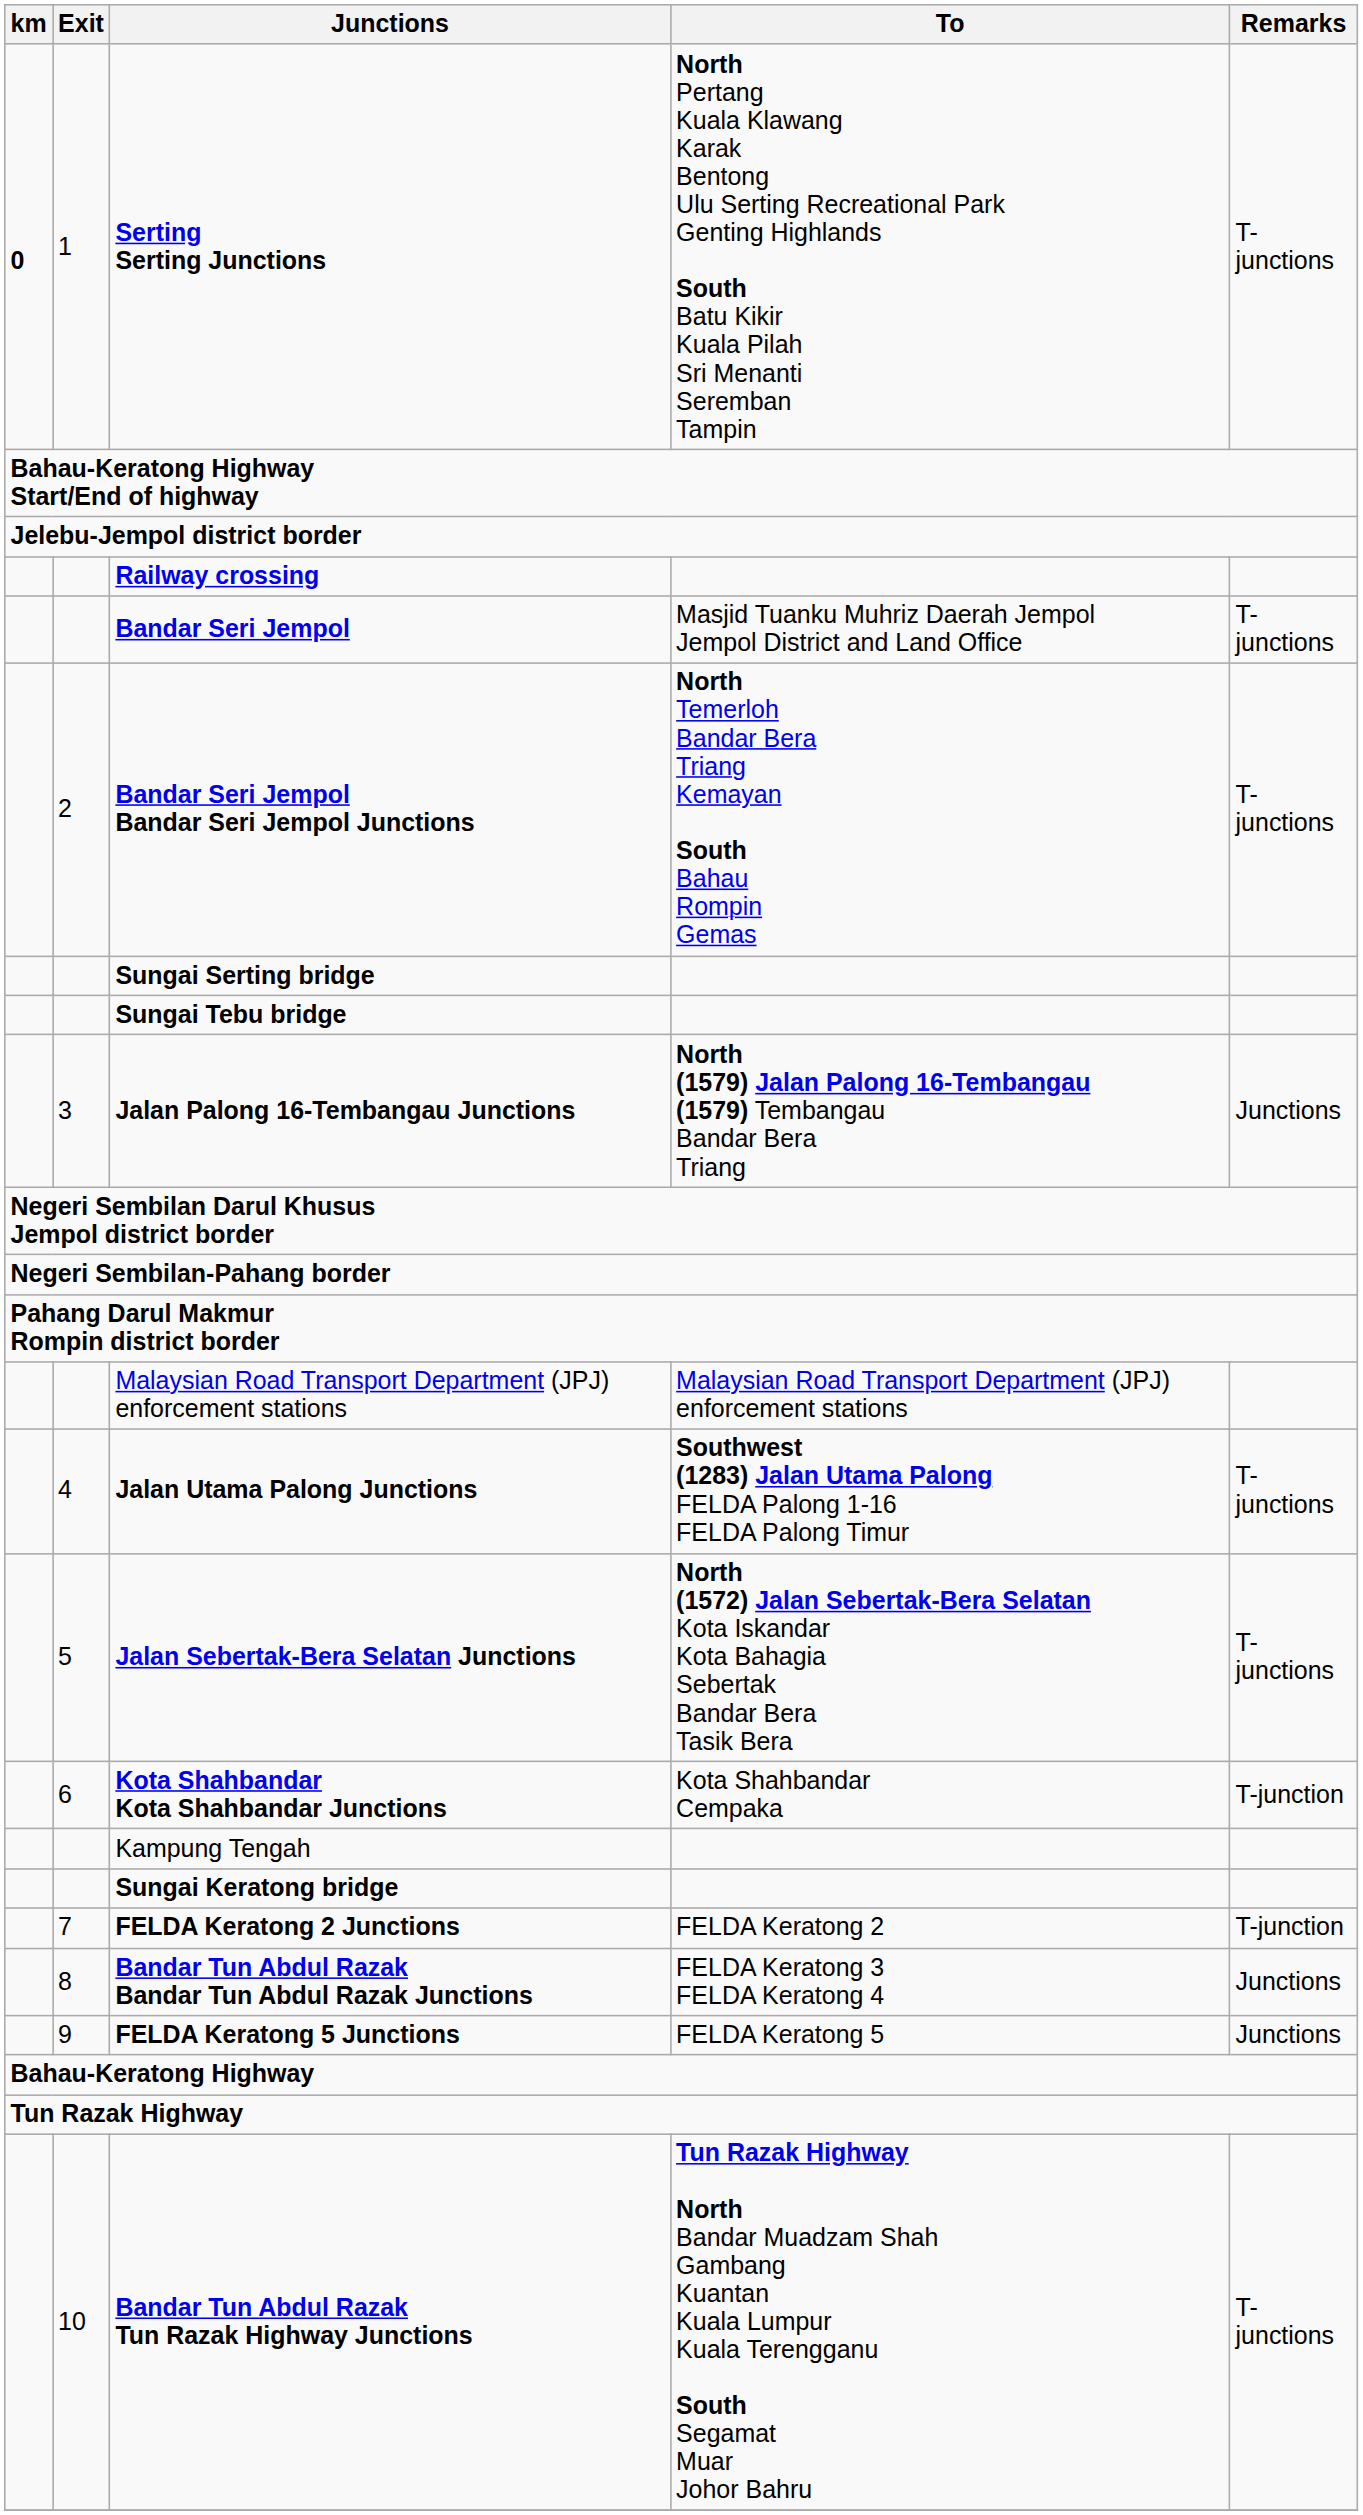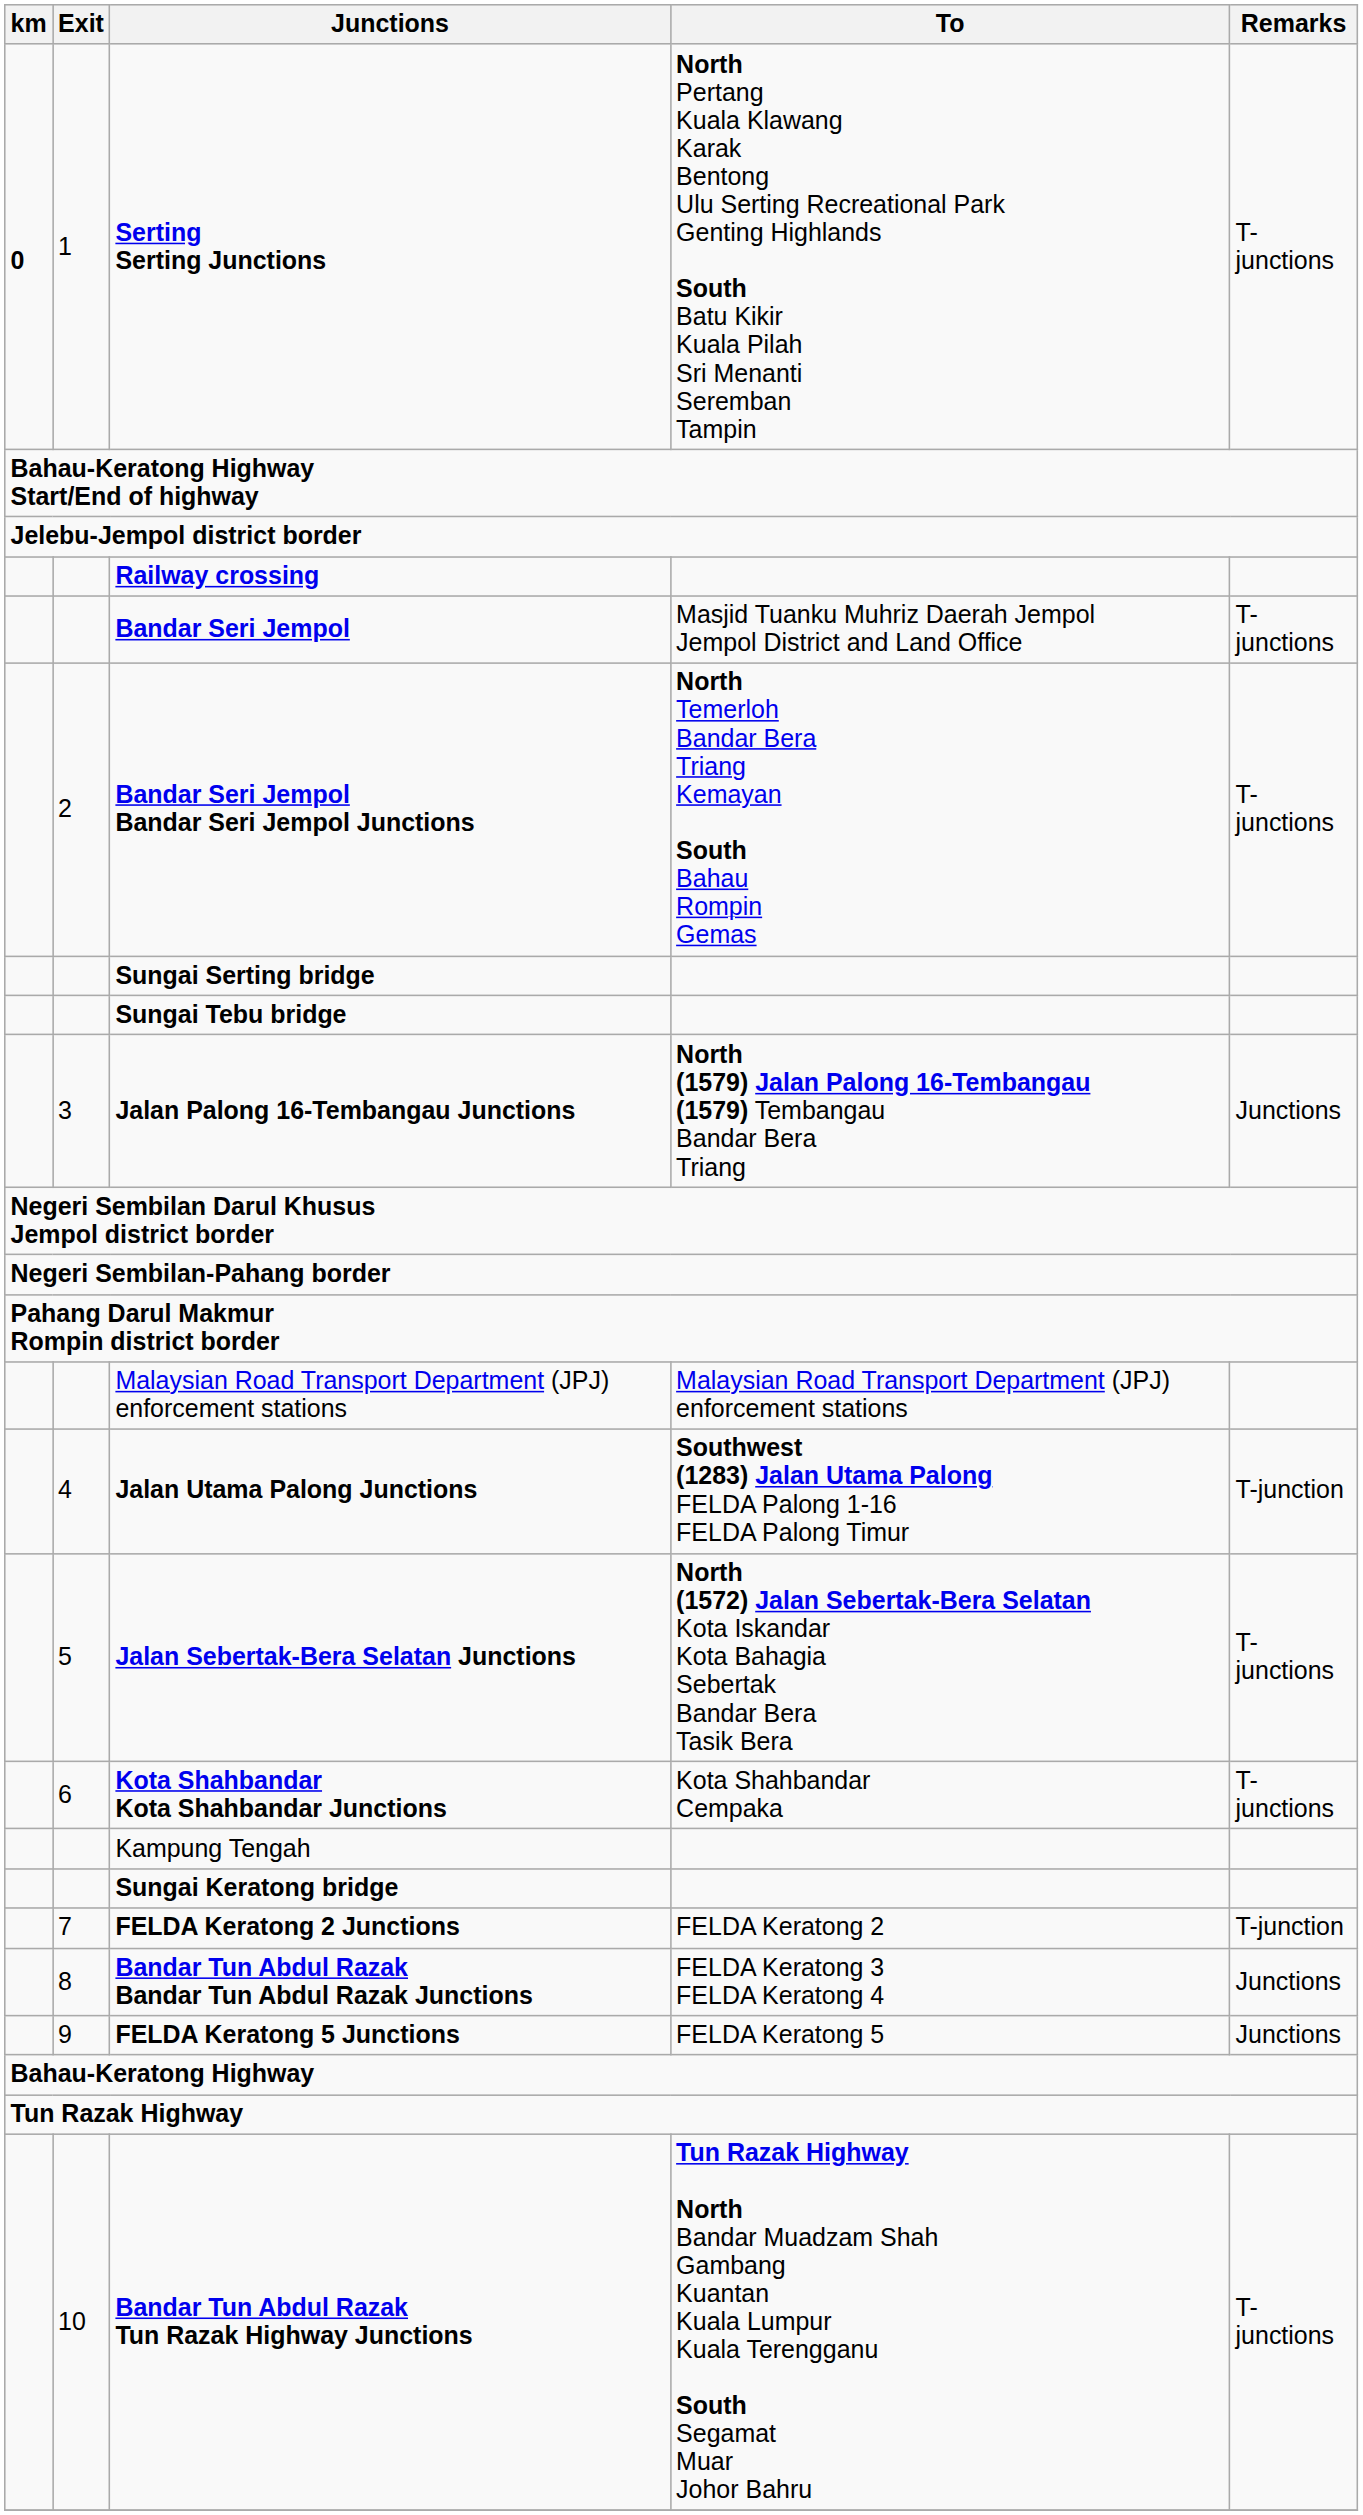(1285, 1491) T-junctions -> (1290, 1491) T-junction
(1290, 1794) T-junction -> (1285, 1794) T-junctions
